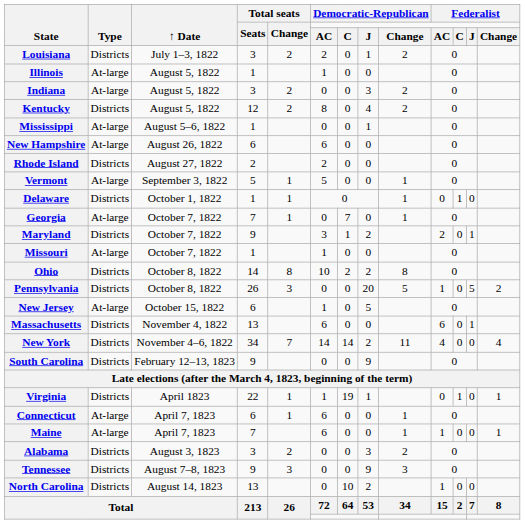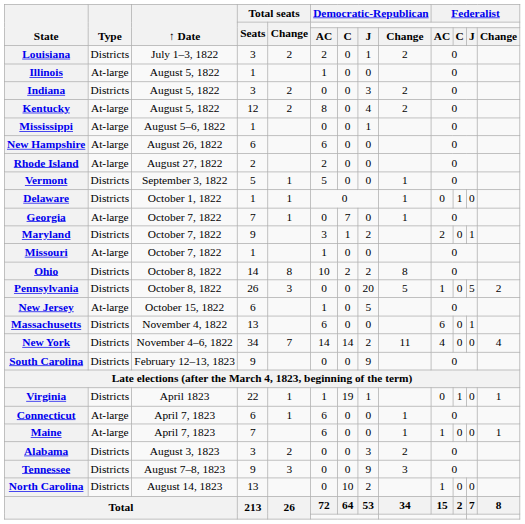(110, 90) At-large -> (110, 90) Districts
(110, 108) Districts -> (110, 108) At-large
(110, 162) Districts -> (110, 162) At-large
(110, 180) At-large -> (110, 180) Districts
